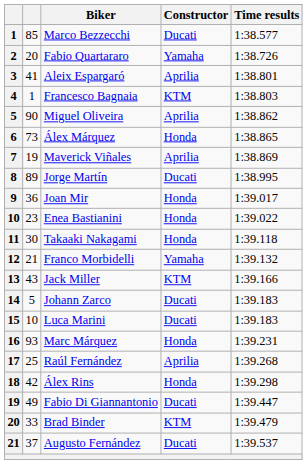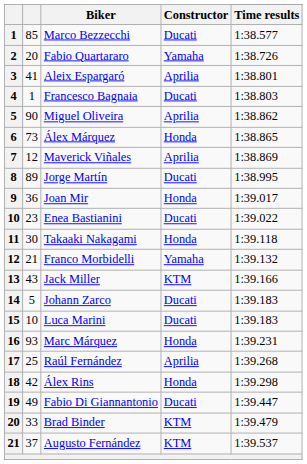(178, 95) KTM -> (180, 95) Ducati
(32, 157) 19 -> (32, 157) 12
(180, 218) Honda -> (180, 218) Ducati
(180, 443) Ducati -> (178, 443) KTM
